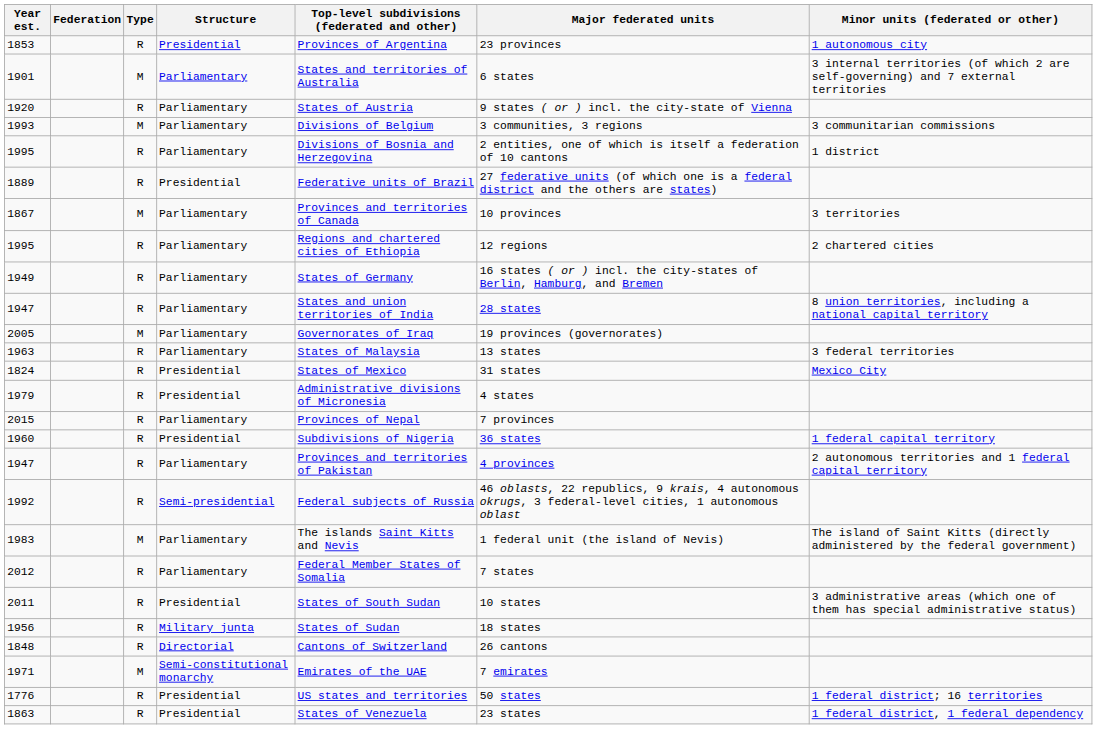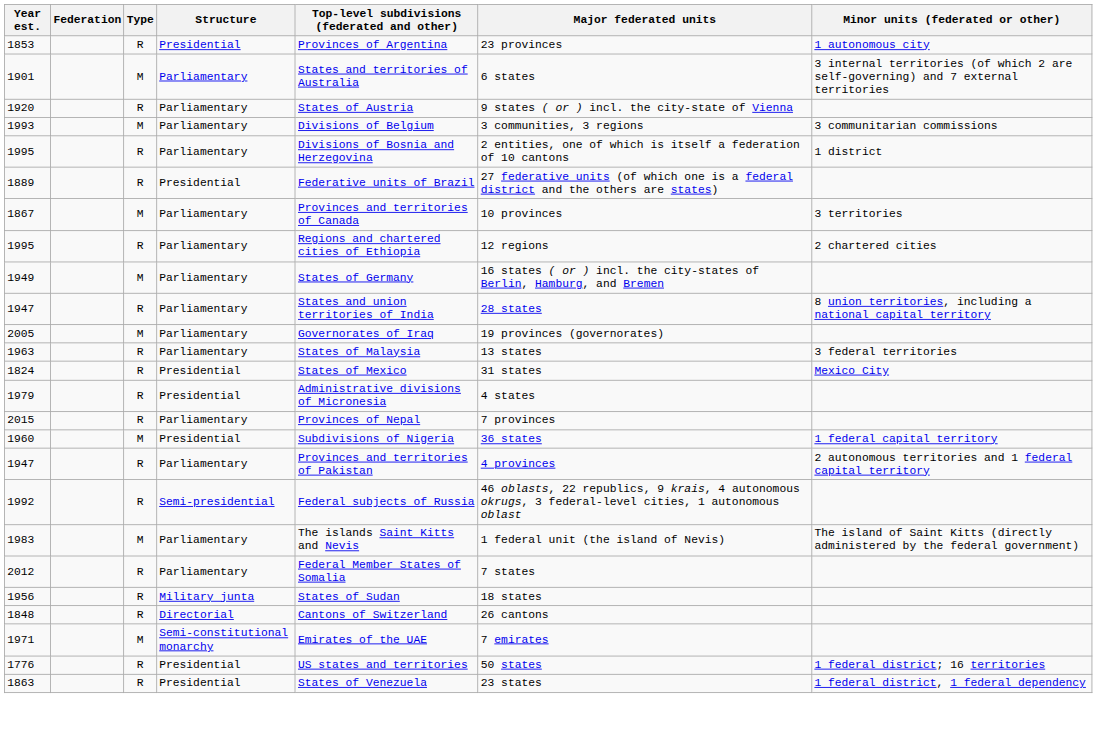(140, 277) R -> (140, 277) M
(140, 439) R -> (140, 439) M
- row: (21, 603)
